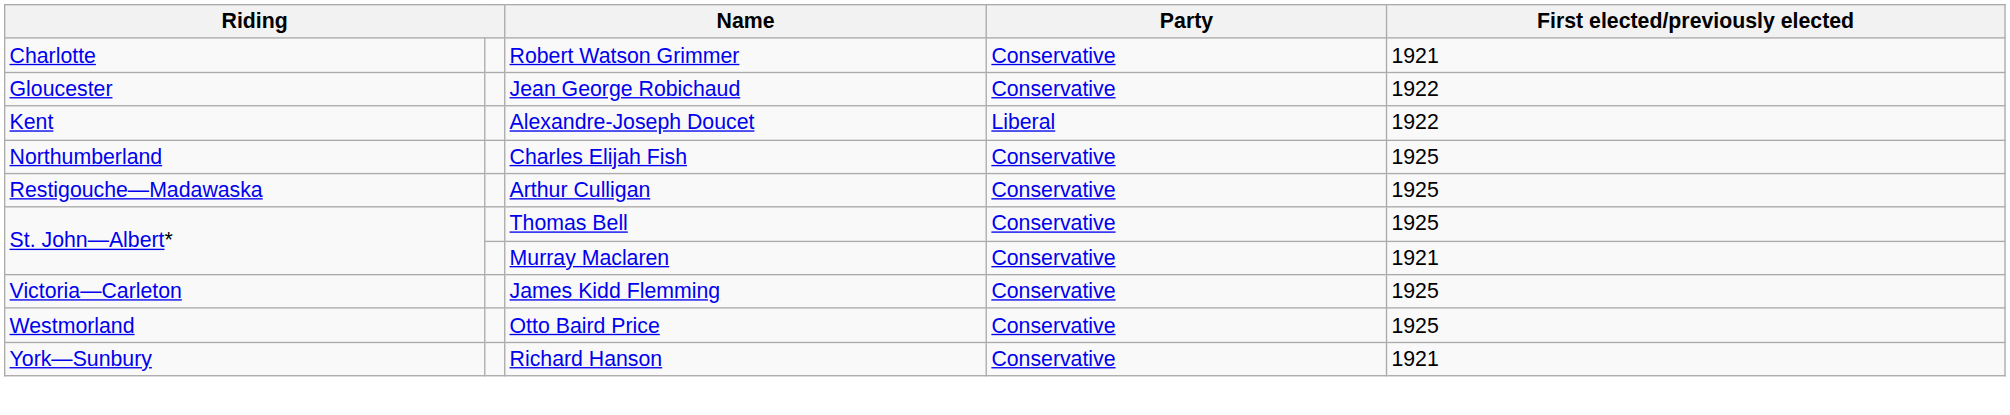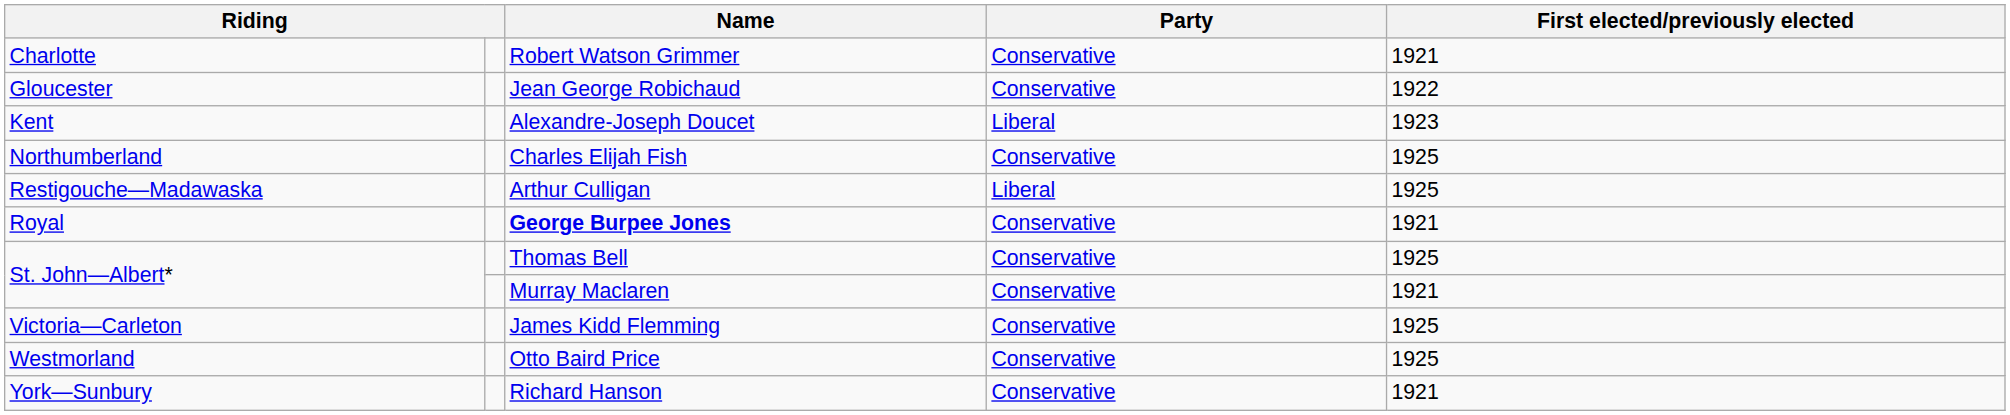(1415, 122) 1922 -> (1415, 122) 1923
(1053, 190) Conservative -> (1023, 190) Liberal
+ row: (620, 223)
